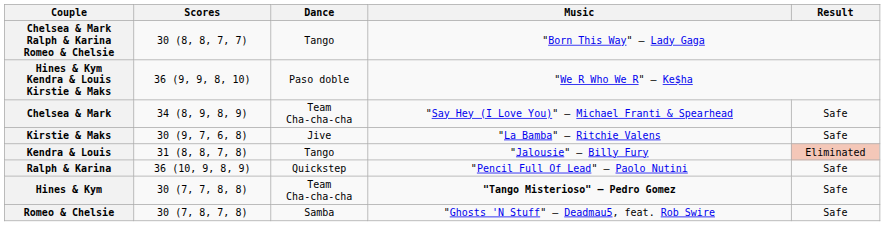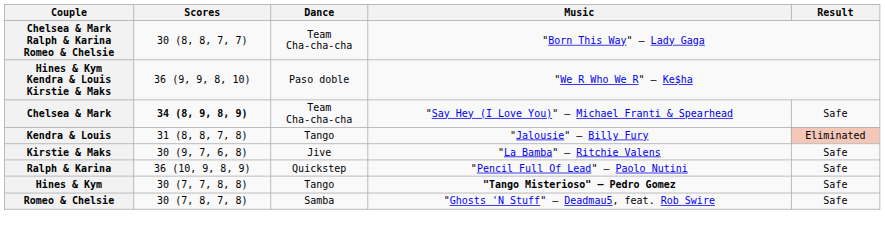(319, 40) Tango -> (319, 40) Team Cha-cha-cha
(202, 113) normal -> (202, 113) bold
rows swapped: (69, 152) <-> (69, 136)
(319, 190) Team Cha-cha-cha -> (319, 184) Tango
